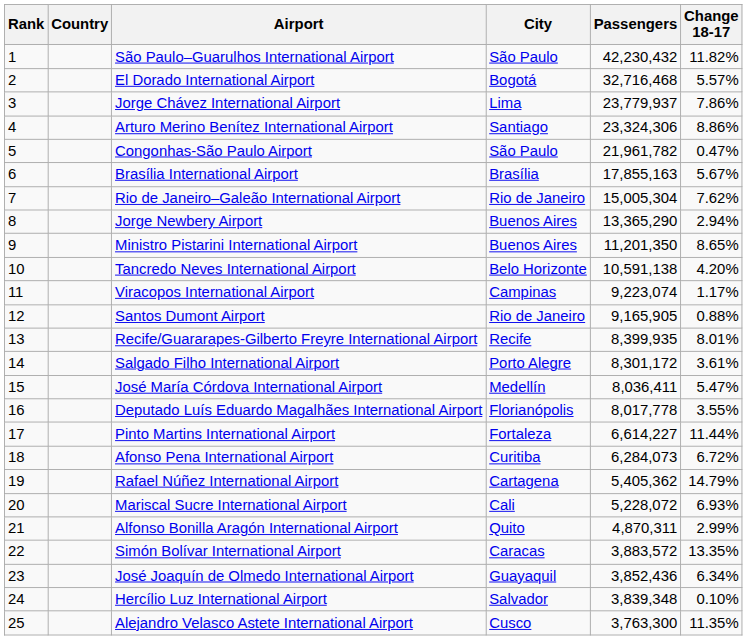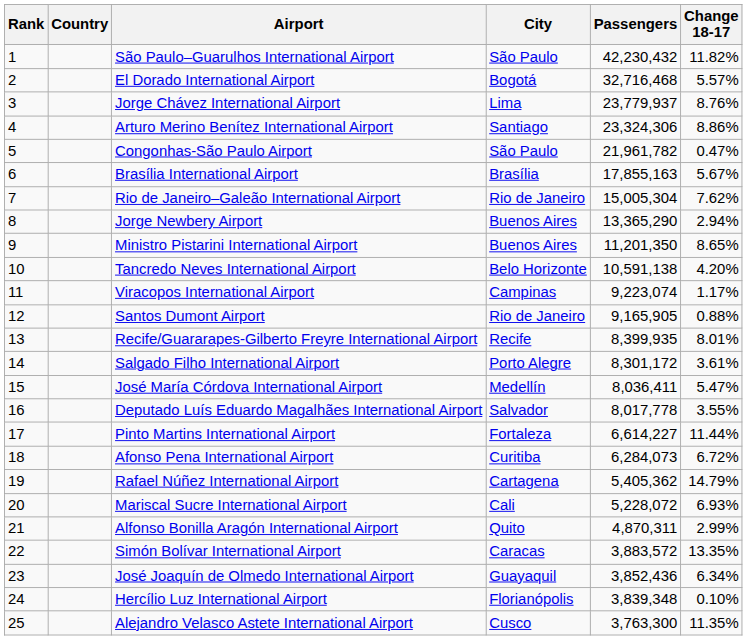(718, 103) 7.86% -> (718, 103) 8.76%
(531, 410) Florianópolis -> (519, 410) Salvador
(519, 599) Salvador -> (531, 599) Florianópolis
